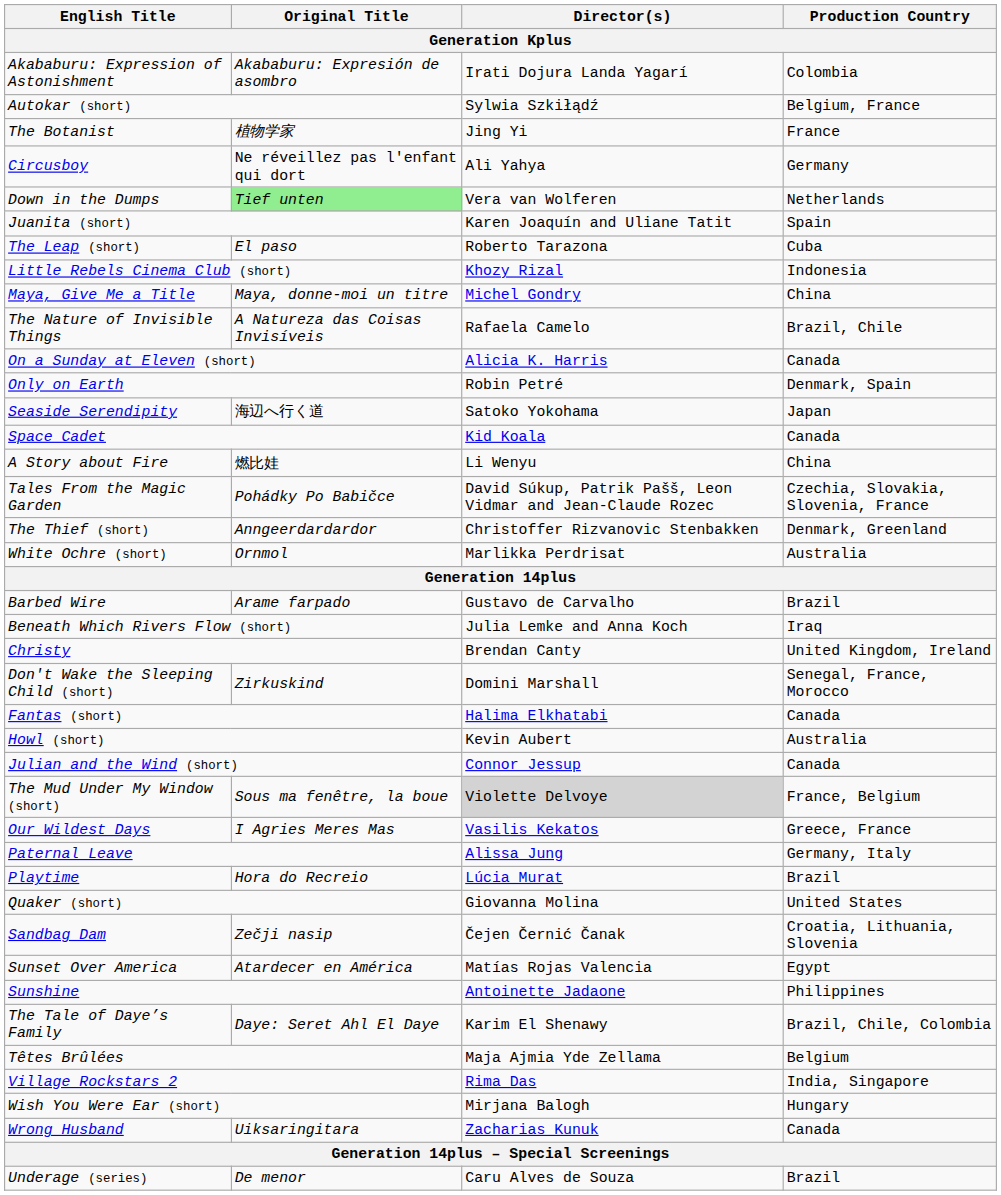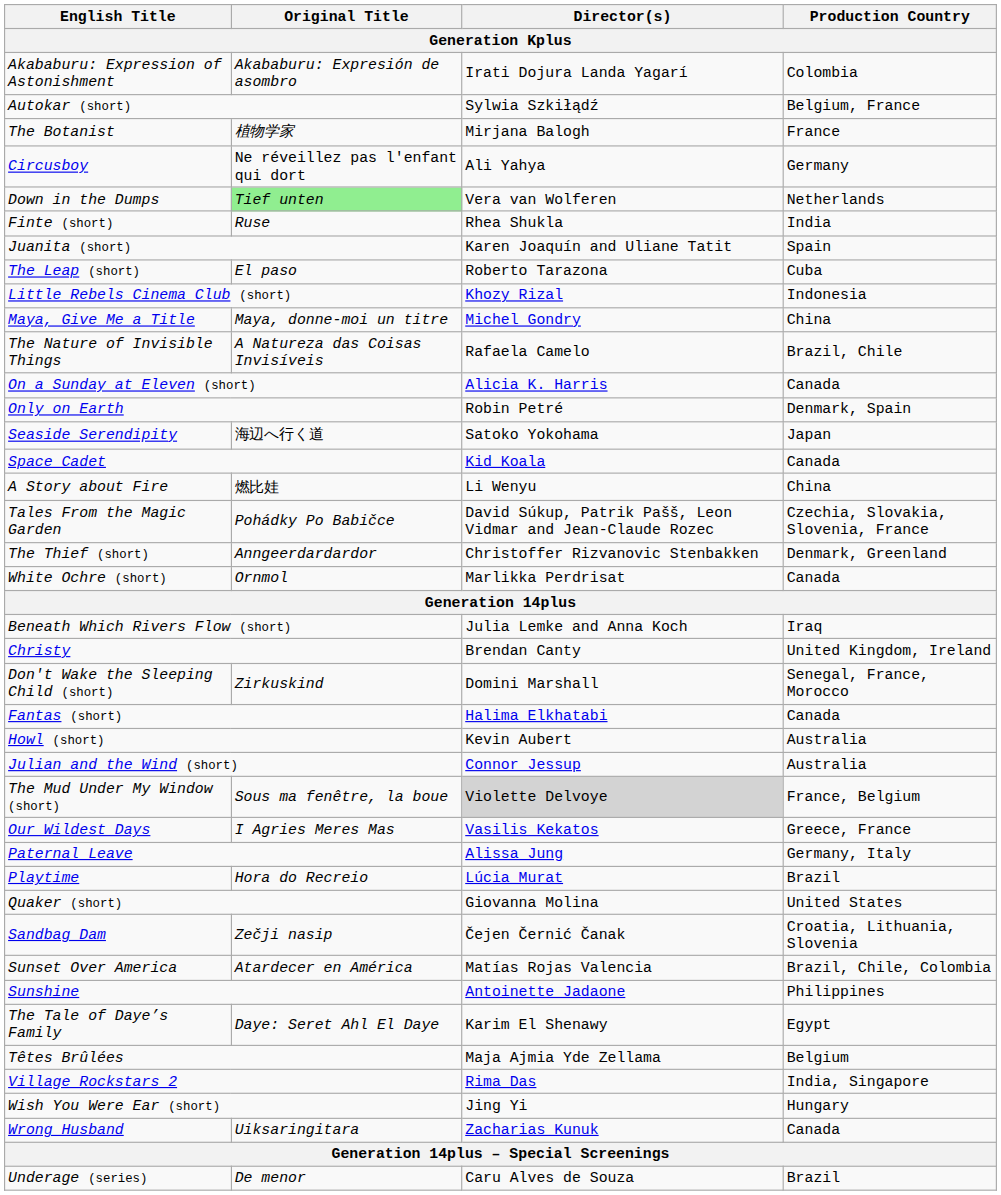(496, 132) Jing Yi -> (527, 132) Mirjana Balogh
+ row: (61, 223)
(827, 554) Australia -> (813, 578) Canada
- row: (57, 603)
(813, 765) Canada -> (827, 765) Australia
(809, 968) Egypt -> (889, 968) Brazil, Chile, Colombia
(889, 1025) Brazil, Chile, Colombia -> (809, 1025) Egypt
(527, 1106) Mirjana Balogh -> (496, 1106) Jing Yi
